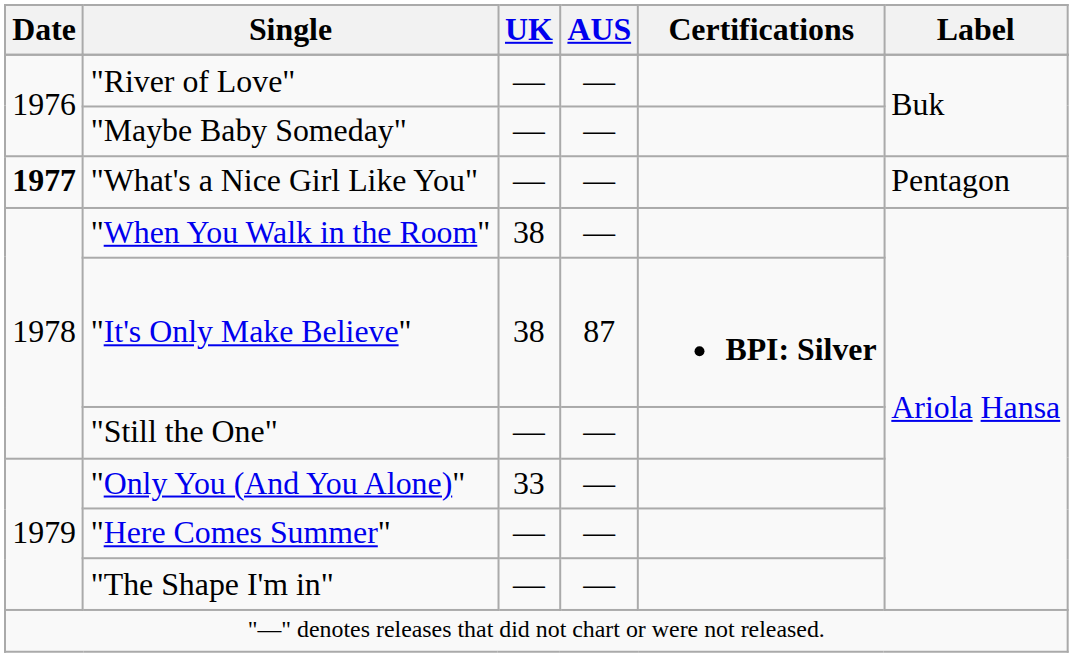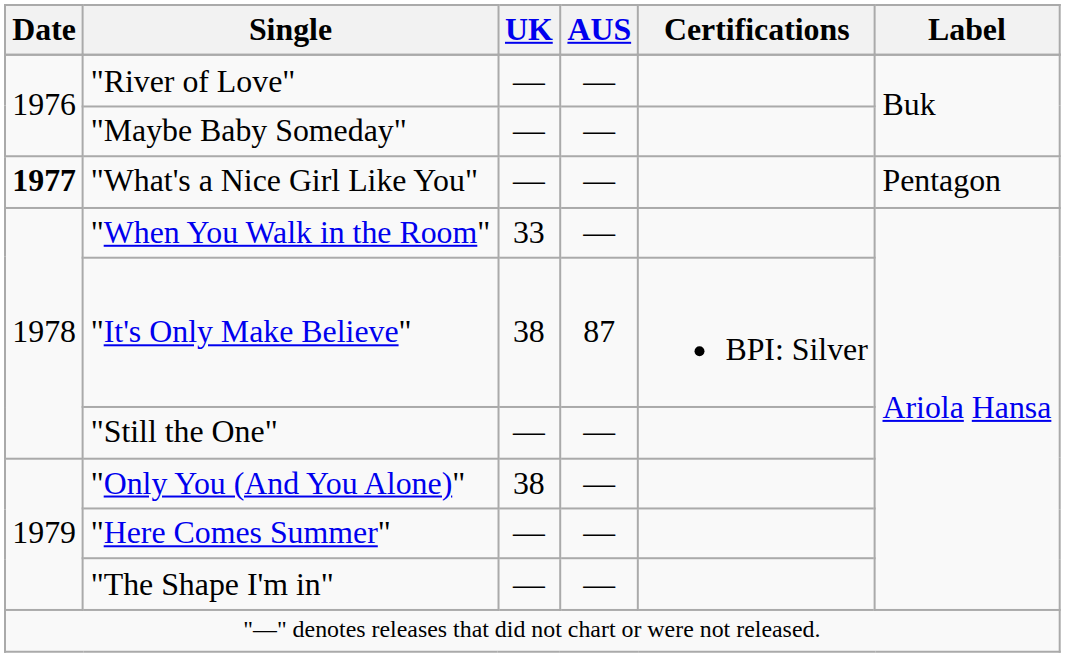(529, 231) 38 -> (529, 231) 33
(761, 350) bold -> (757, 350) normal
(529, 482) 33 -> (529, 482) 38
